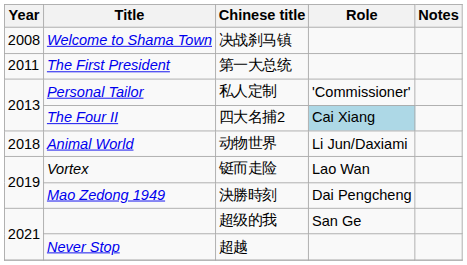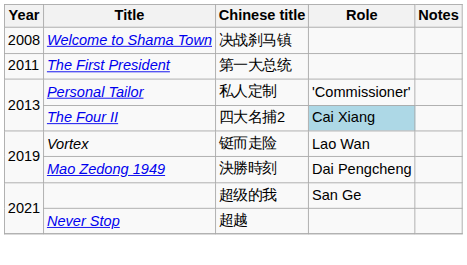- row: (90, 143)
